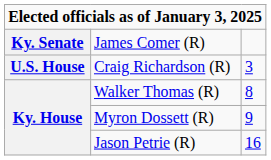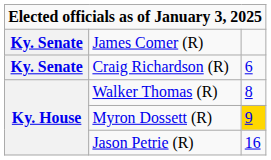(47, 67) U.S. House -> (47, 67) Ky. Senate
(249, 67) 3 -> (249, 67) 6
(249, 117) no background -> (249, 117) gold background
